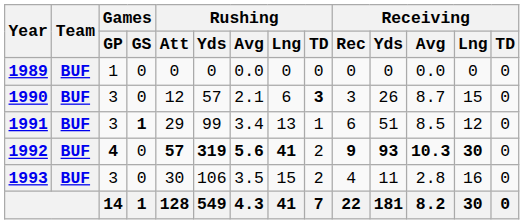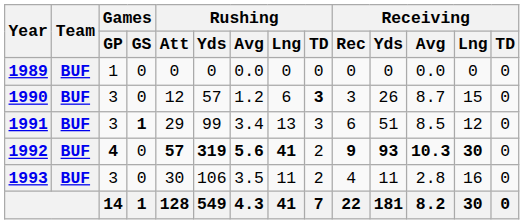(249, 98) 2.1 -> (249, 98) 1.2
(319, 125) 1 -> (319, 125) 3
(286, 178) 15 -> (286, 178) 11
